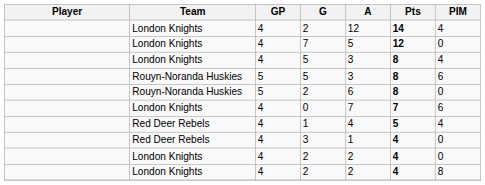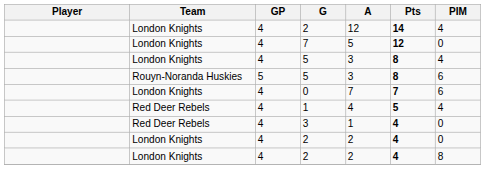- row: (187, 92)
